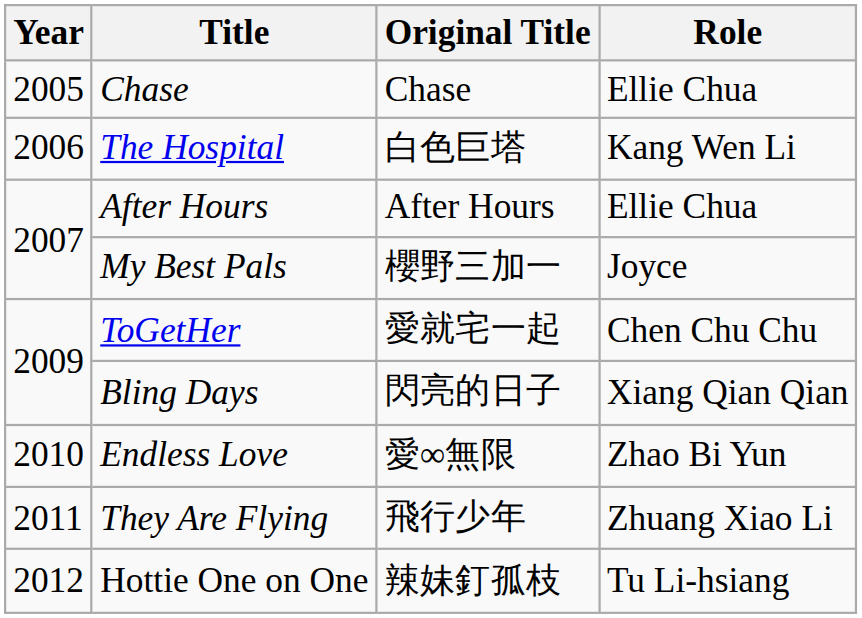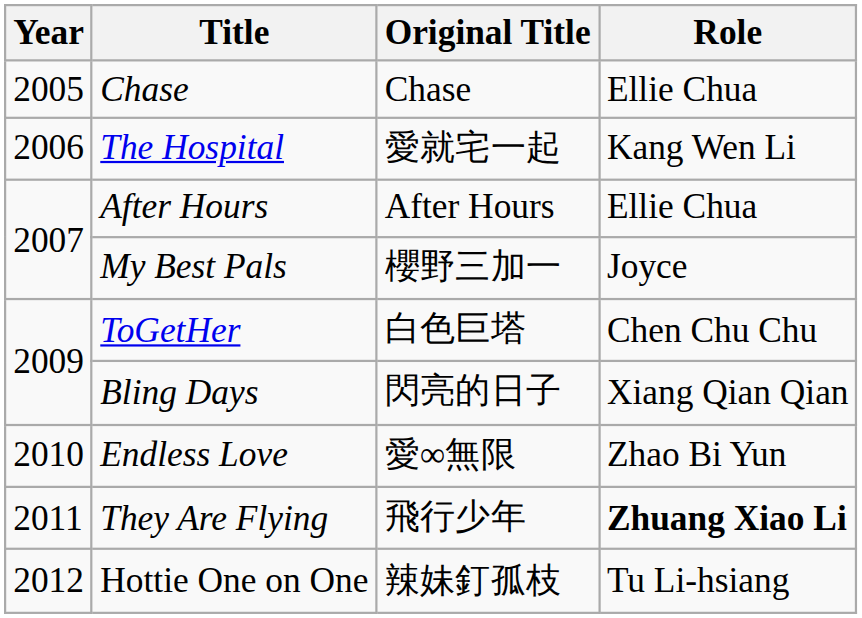(455, 146) 白色巨塔 -> (473, 146) 愛就宅一起
(473, 328) 愛就宅一起 -> (455, 328) 白色巨塔
(720, 517) normal -> (727, 517) bold
